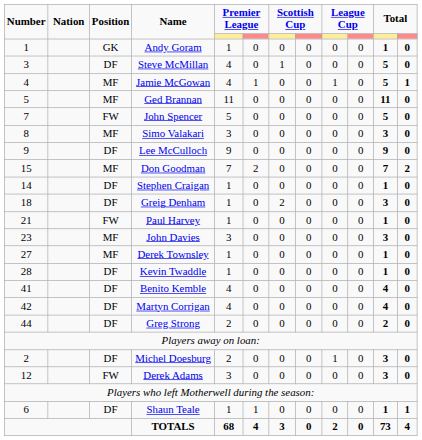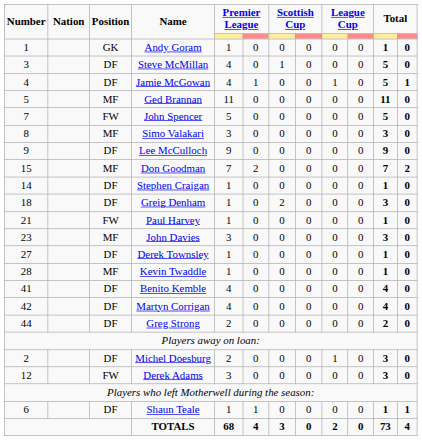(111, 82) MF -> (111, 82) DF
(111, 254) MF -> (111, 254) DF
(111, 271) DF -> (111, 271) MF
